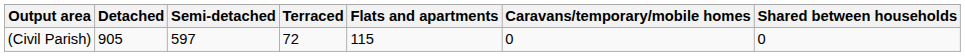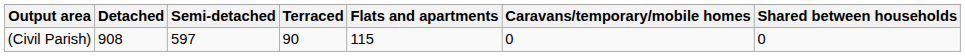(110, 39) 905 -> (110, 39) 908
(291, 39) 72 -> (291, 39) 90
